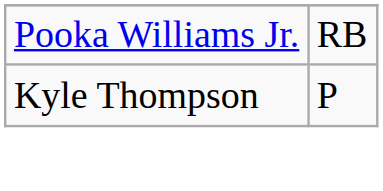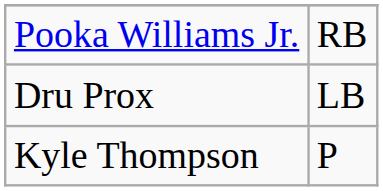+ row: (84, 94)
